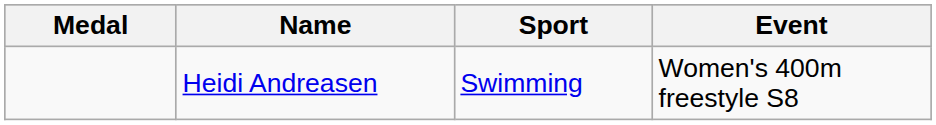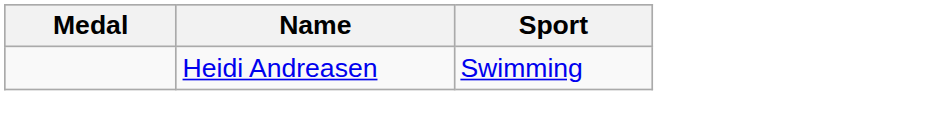- column: (791, 25)
